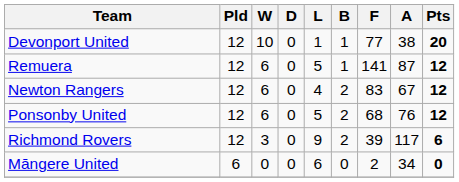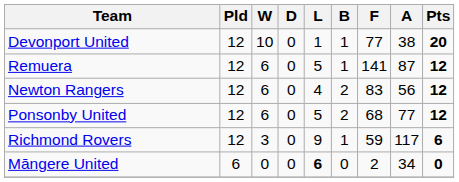(407, 90) 67 -> (407, 90) 56
(407, 115) 76 -> (407, 115) 77
(344, 139) 2 -> (344, 139) 1
(374, 139) 39 -> (374, 139) 59
(318, 164) normal -> (318, 164) bold
